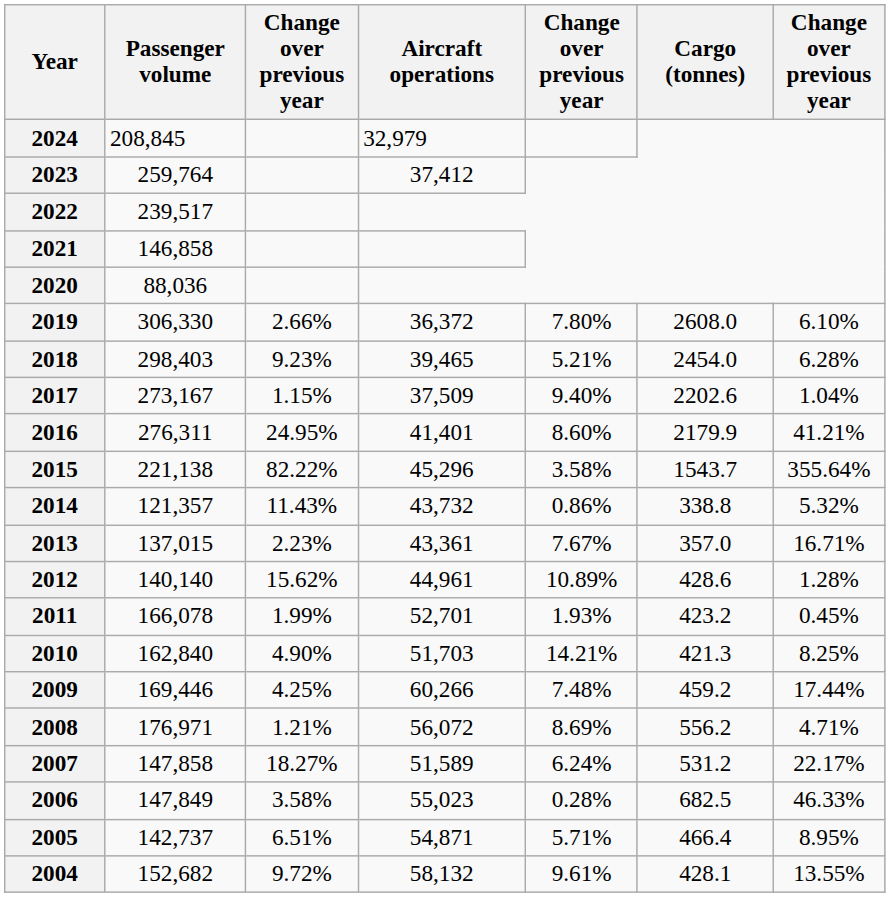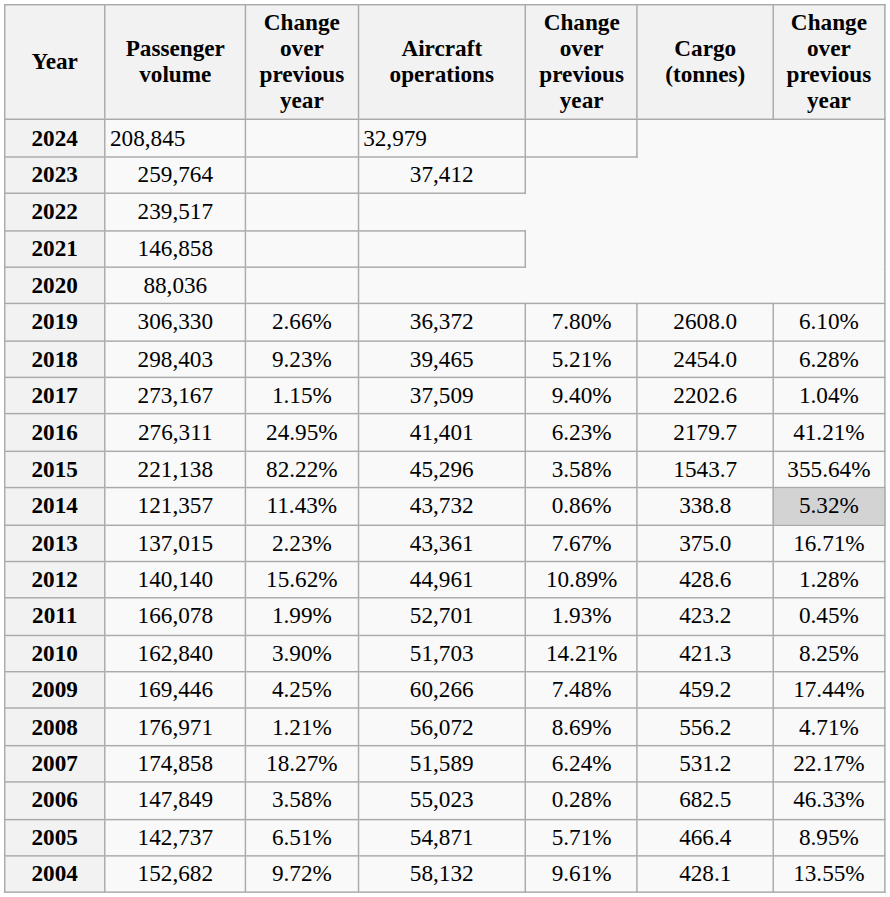(582, 432) 8.60% -> (582, 432) 6.23%
(705, 432) 2179.9 -> (705, 432) 2179.7
(829, 505) no background -> (829, 505) lightgrey background
(705, 542) 357.0 -> (705, 542) 375.0
(302, 653) 4.90% -> (302, 653) 3.90%
(175, 763) 147,858 -> (175, 763) 174,858
